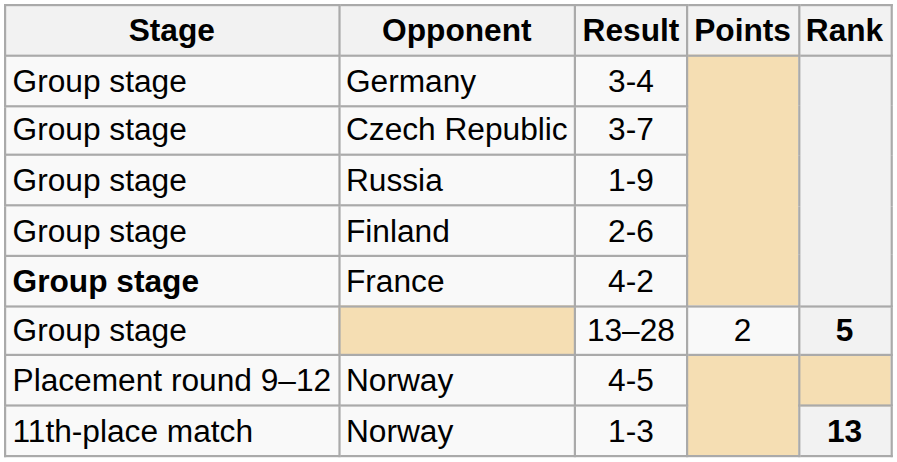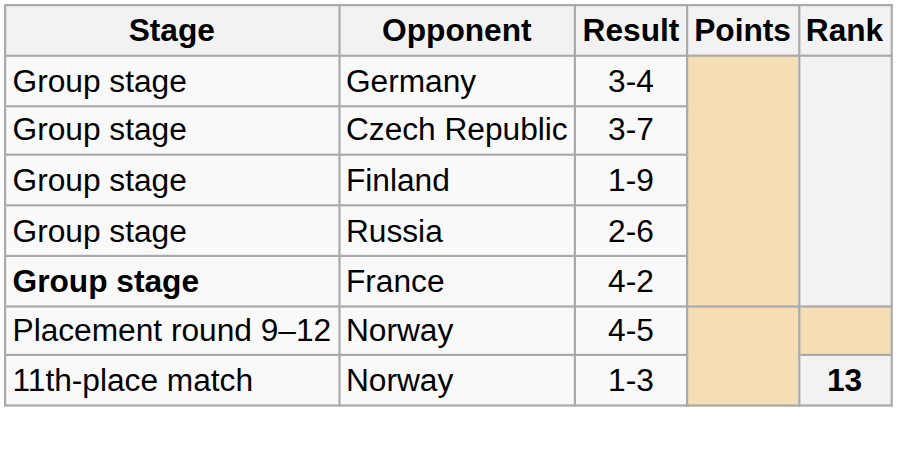(394, 181) Russia -> (398, 181) Finland
(398, 231) Finland -> (394, 231) Russia
- row: (631, 331)
